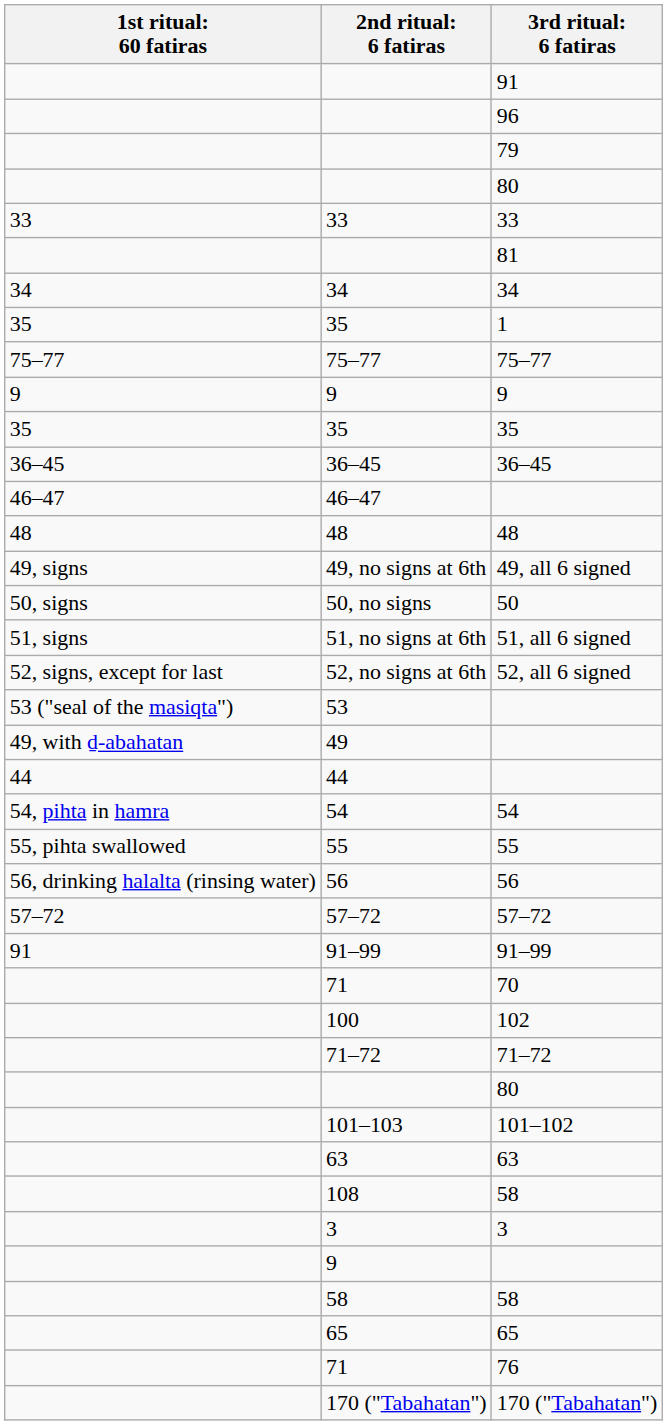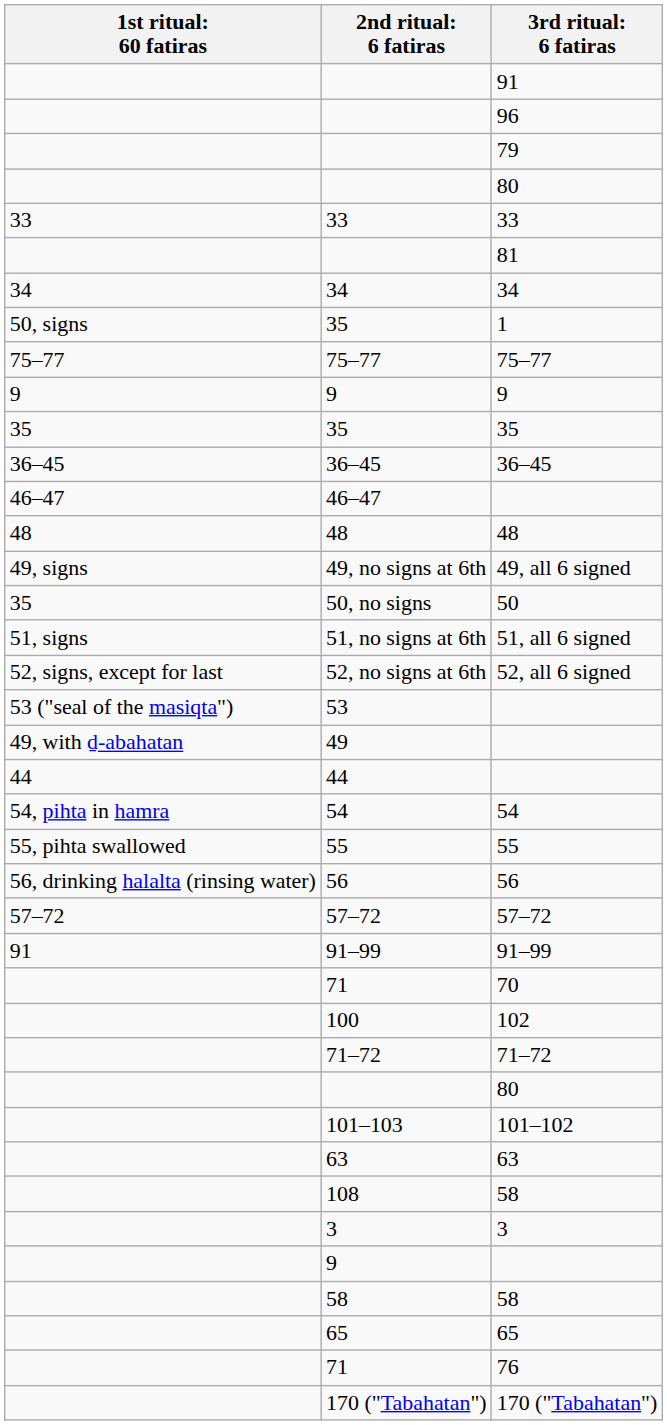(21, 324) 35 -> (49, 324) 50, signs
(49, 602) 50, signs -> (21, 602) 35
